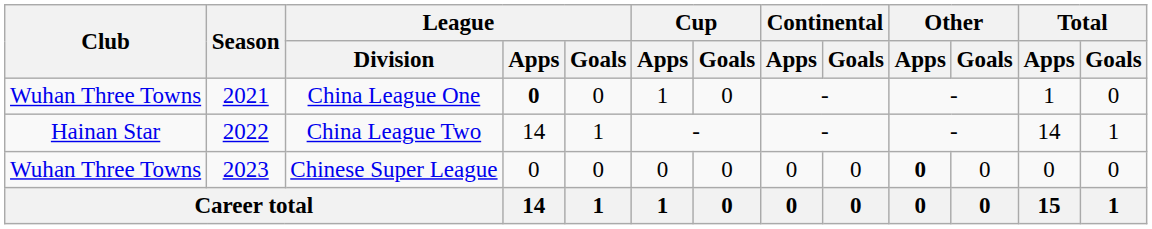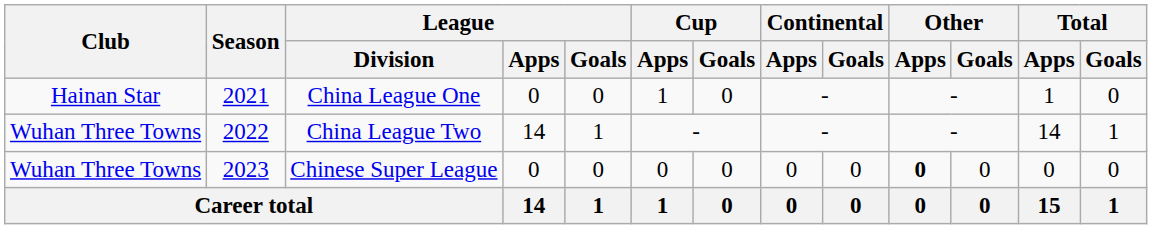(106, 95) Wuhan Three Towns -> (106, 95) Hainan Star
(534, 95) bold -> (534, 95) normal
(106, 132) Hainan Star -> (106, 132) Wuhan Three Towns
